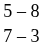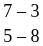rows swapped: (21, 11) <-> (21, 35)
